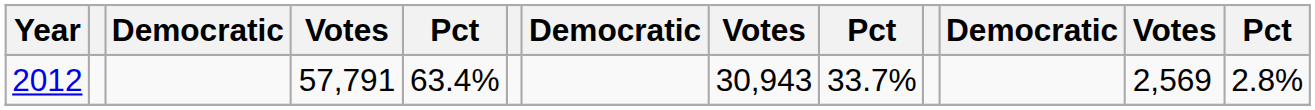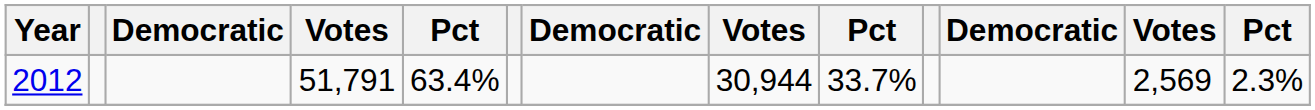(347, 80) 57,791 -> (347, 80) 51,791
(764, 80) 30,943 -> (764, 80) 30,944
(1267, 80) 2.8% -> (1267, 80) 2.3%
